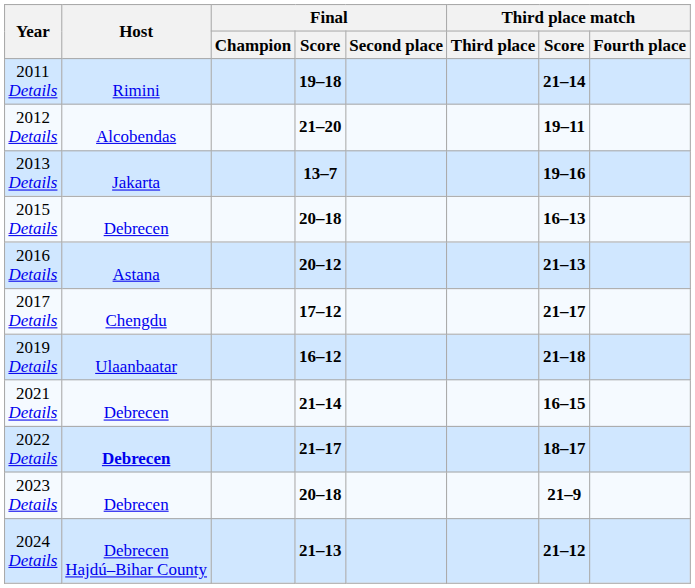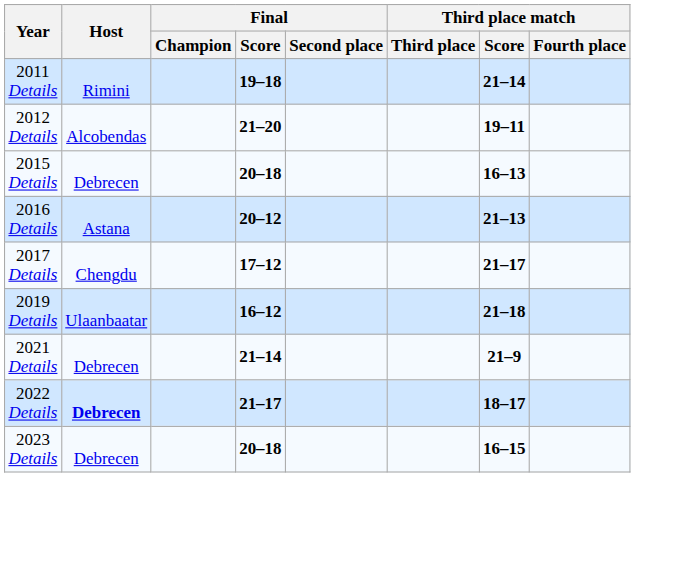- row: (33, 173)
(564, 403) 16–15 -> (504, 357) 21–9
(564, 495) 21–9 -> (504, 449) 16–15
- row: (33, 550)
